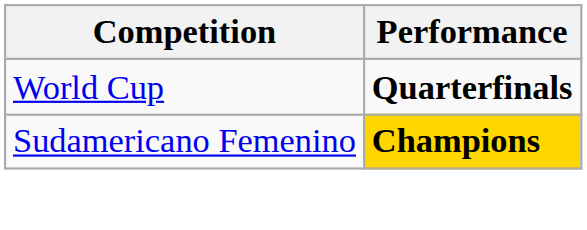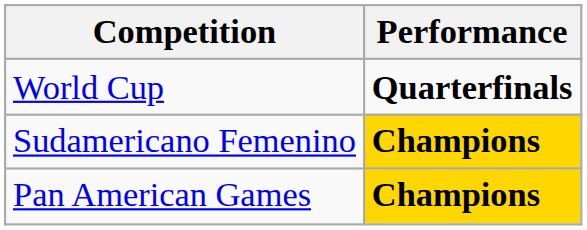+ row: (162, 195)
